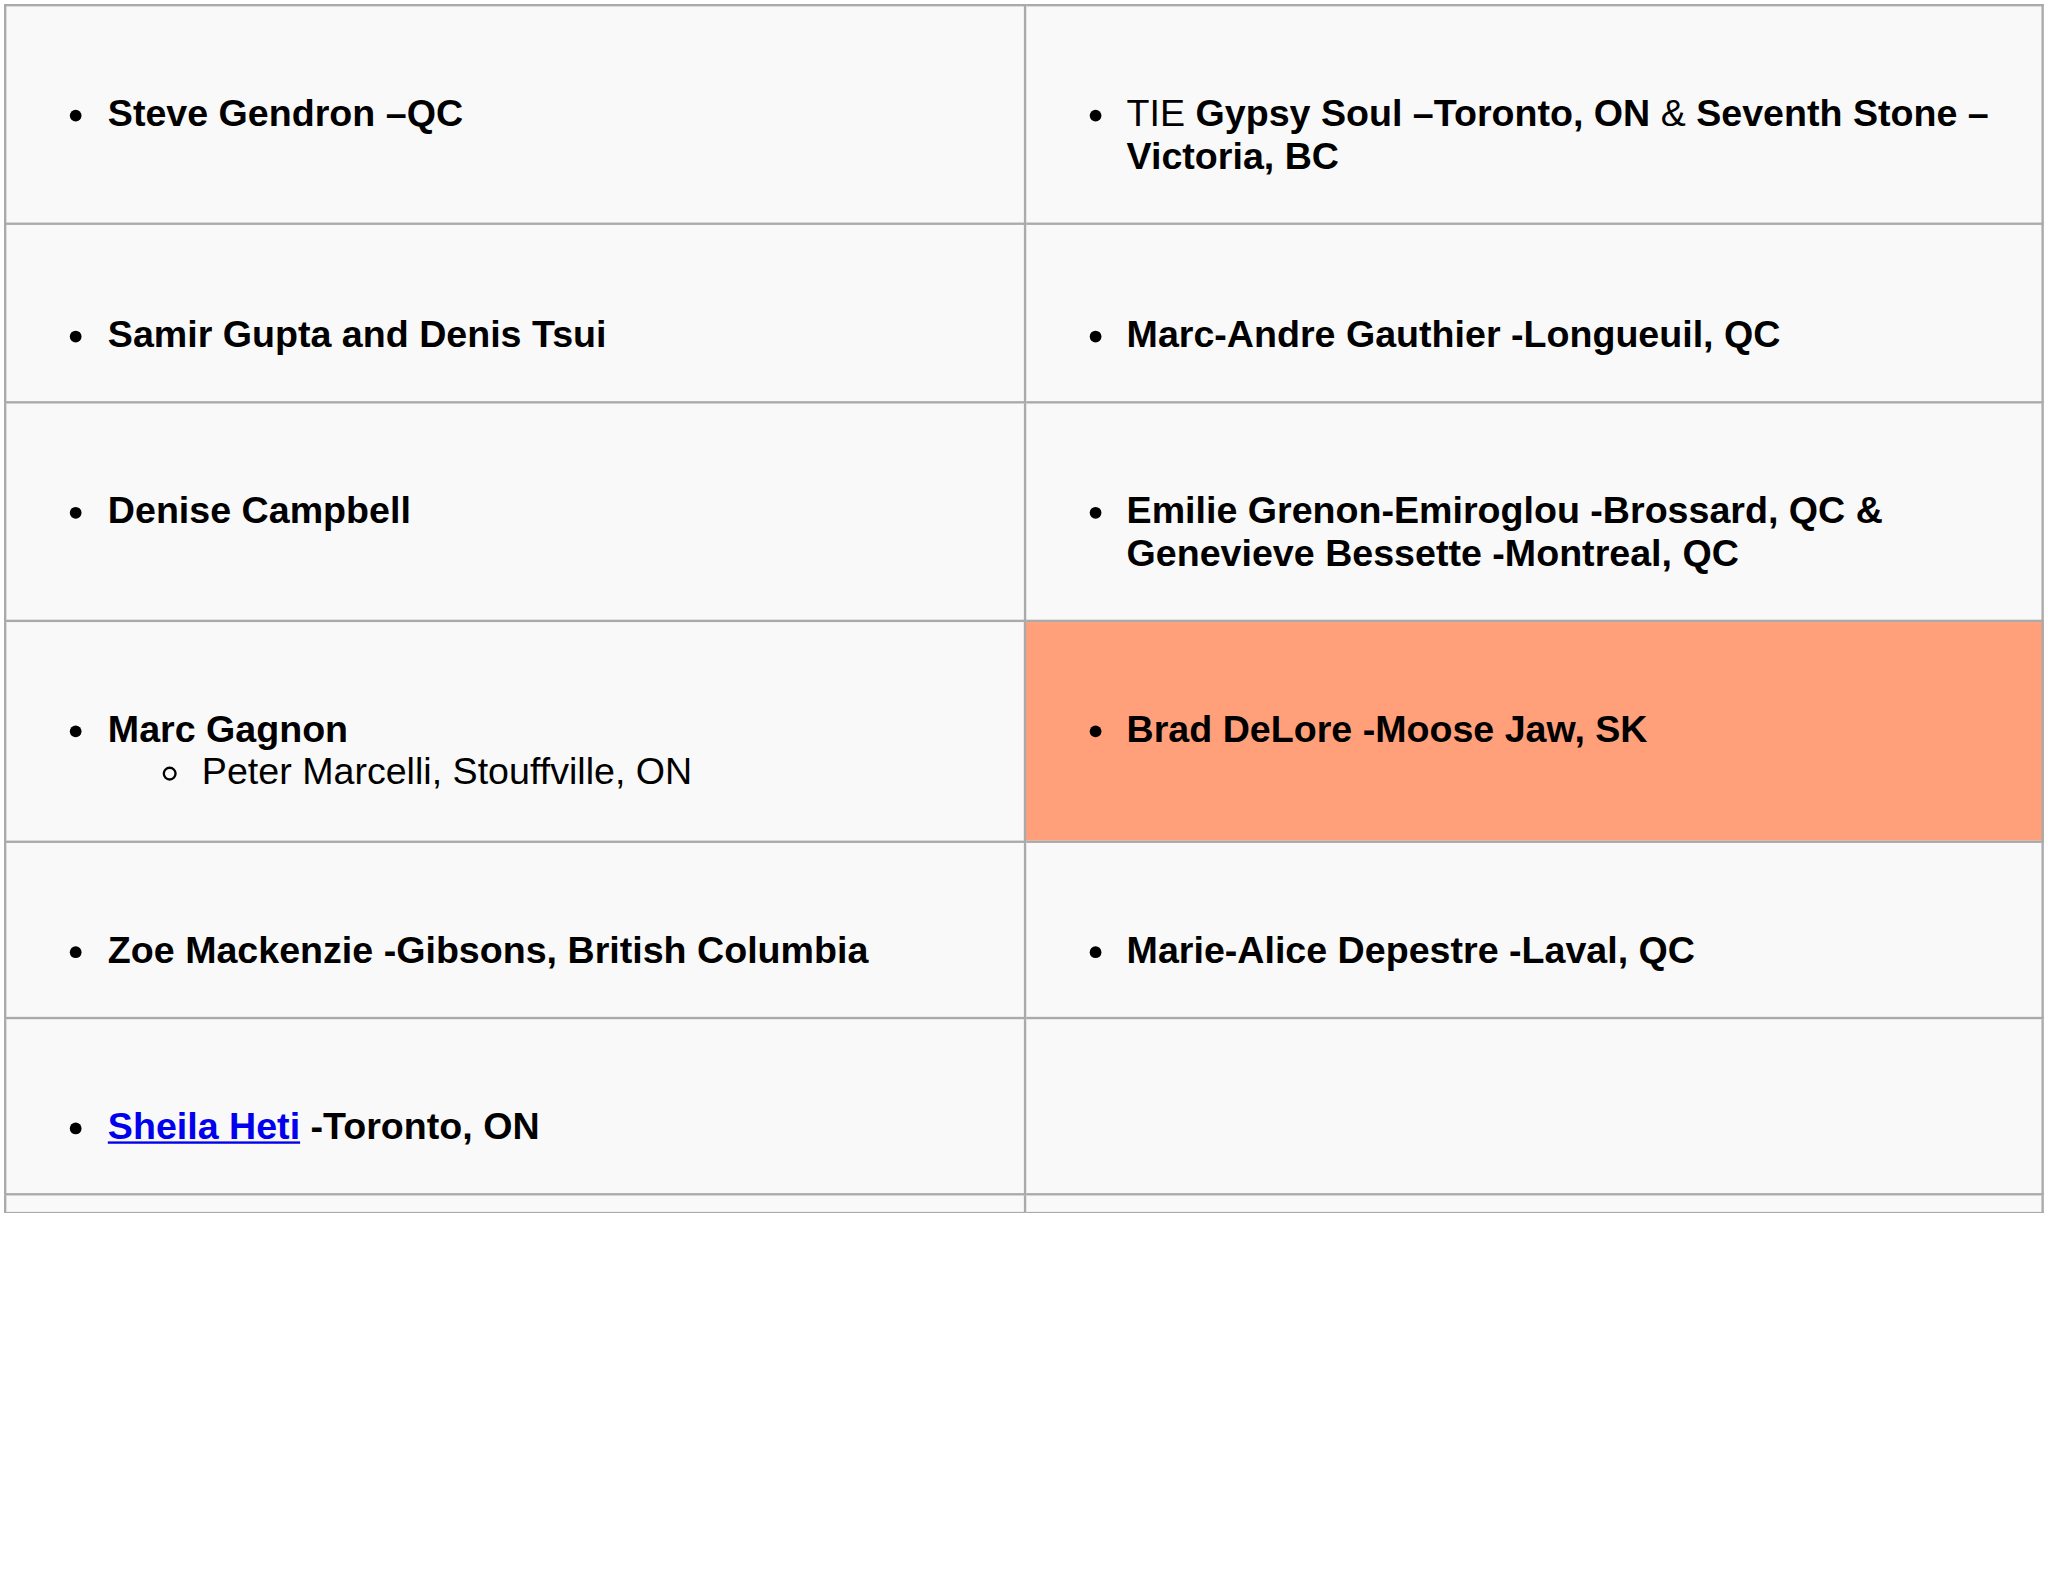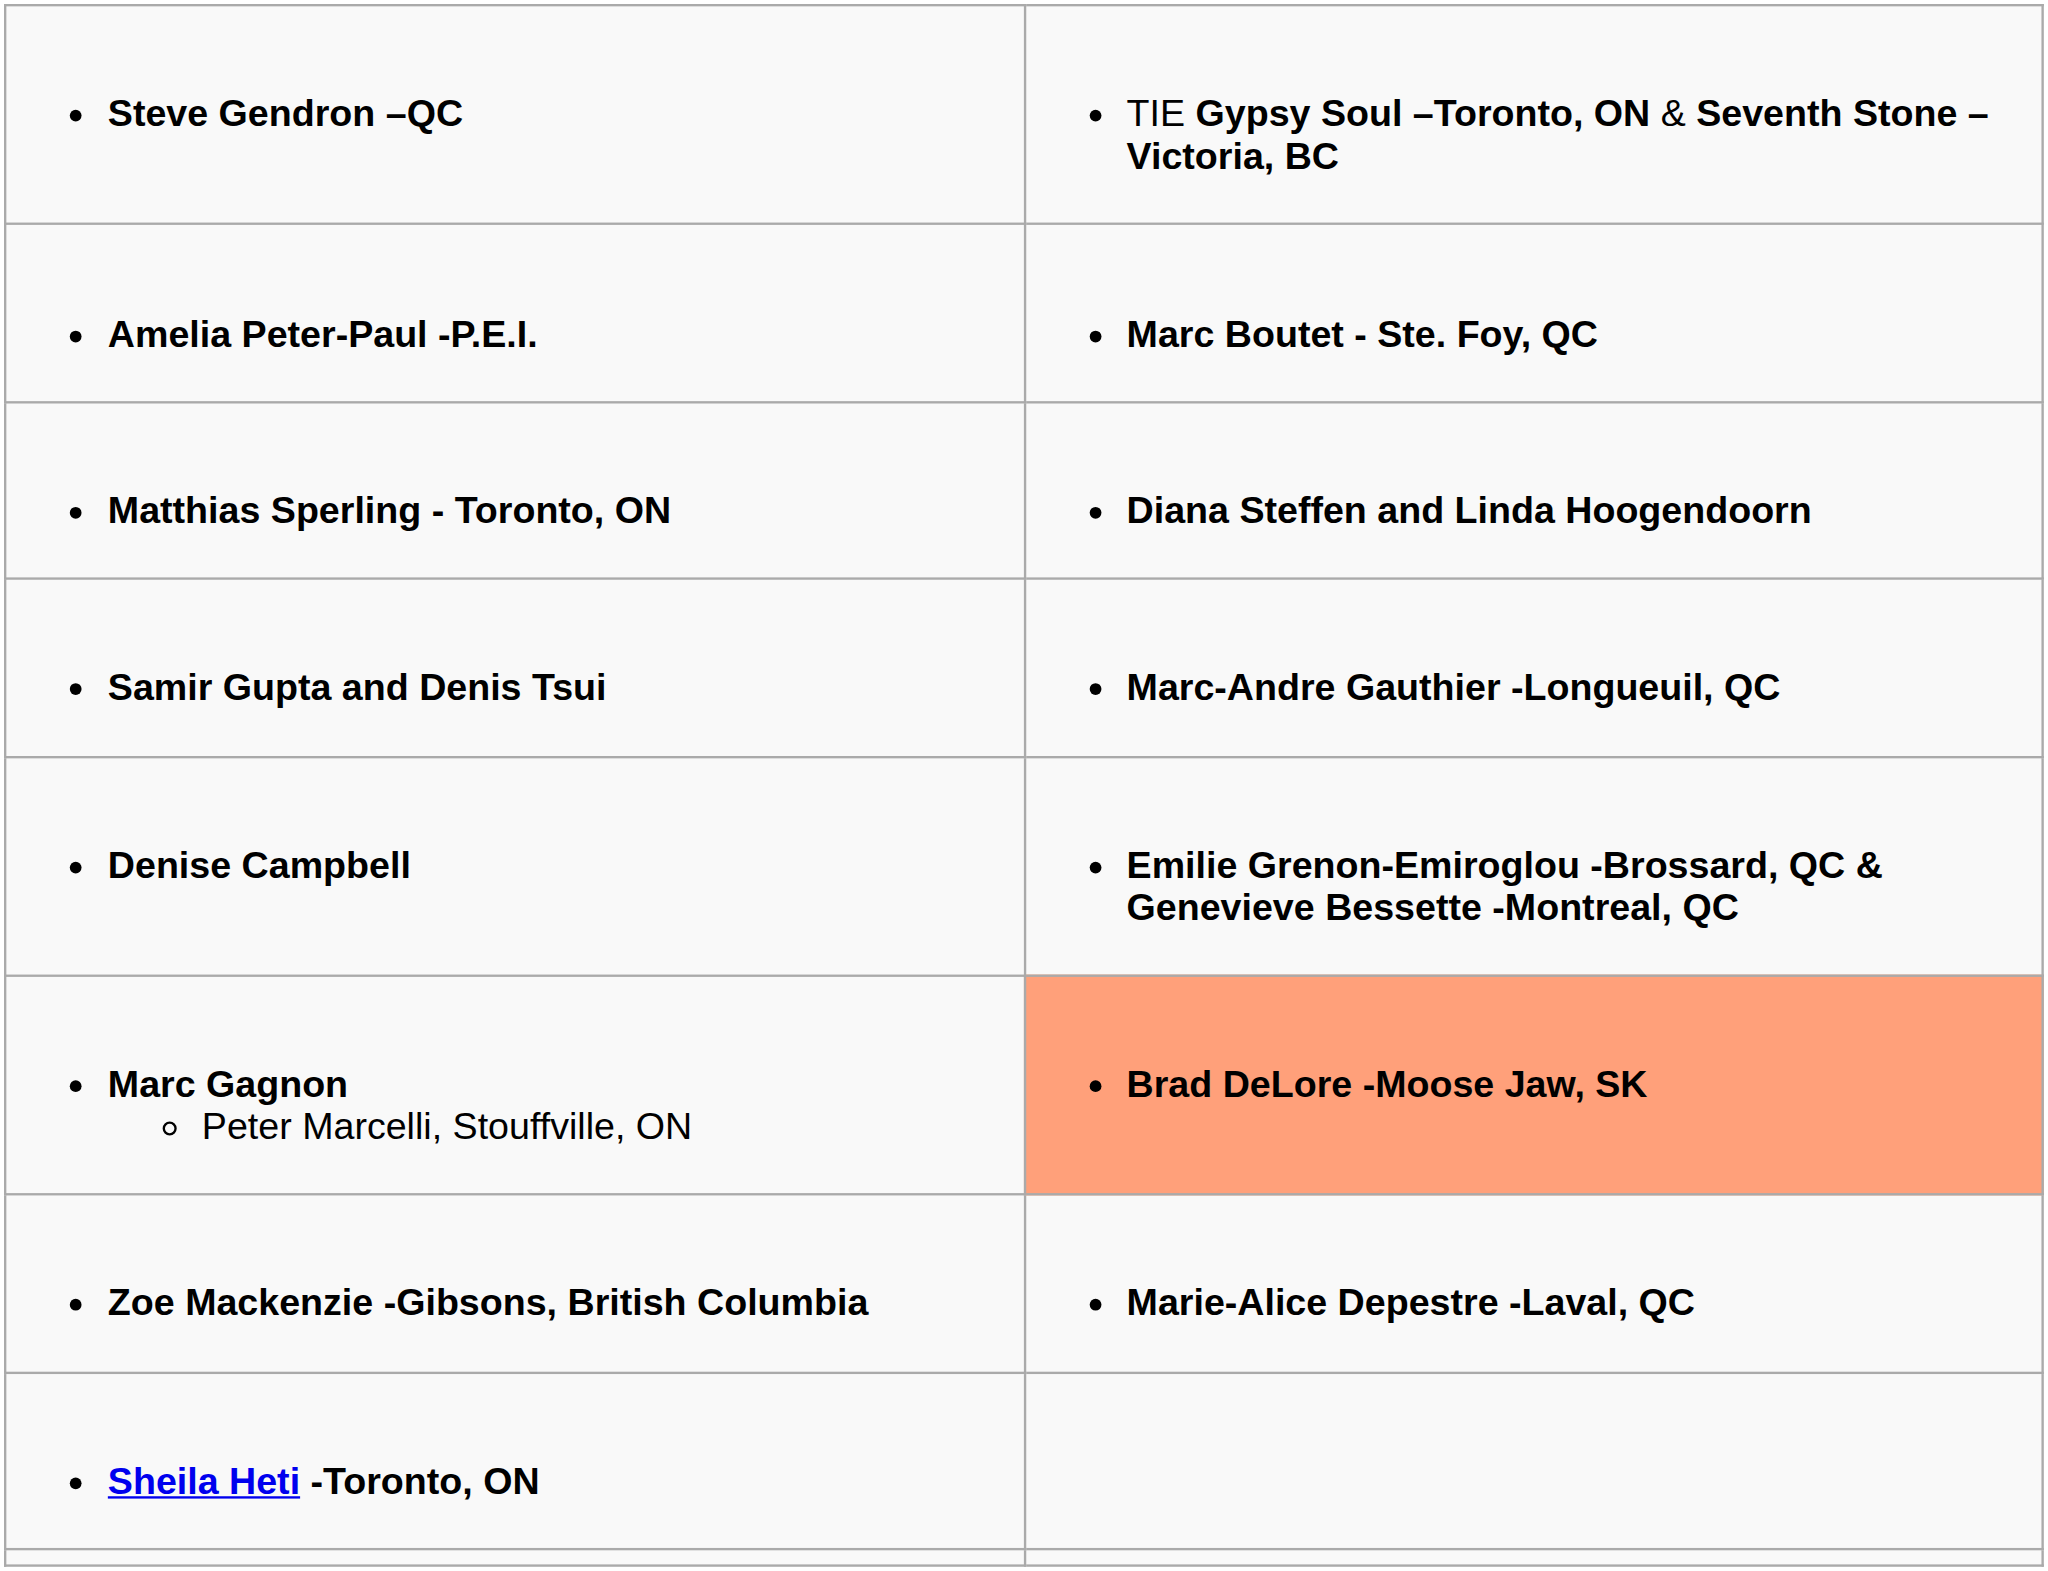+ row: (515, 334)
+ row: (515, 511)
